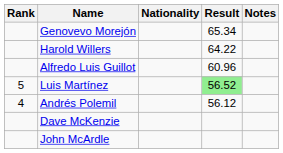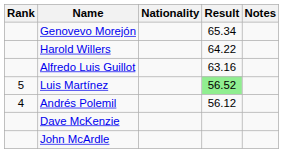(222, 67) 60.96 -> (222, 67) 63.16
